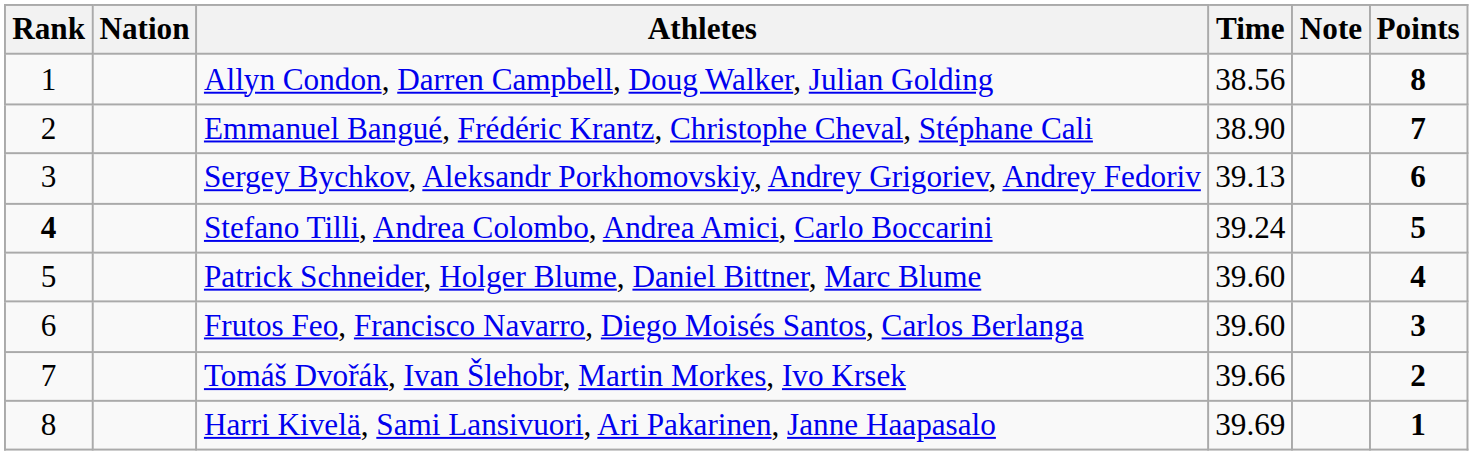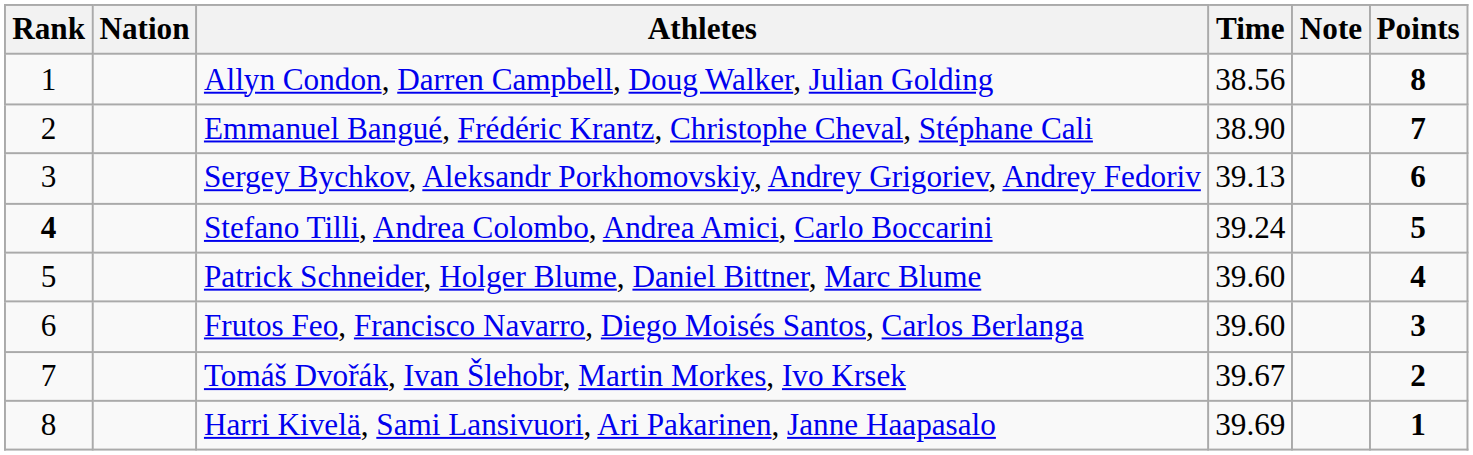(1250, 375) 39.66 -> (1250, 375) 39.67
